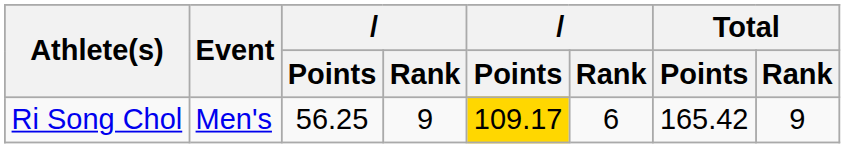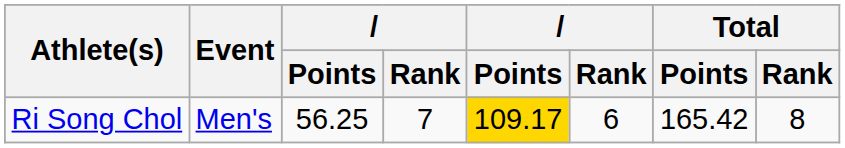(425, 119) 9 -> (425, 119) 7
(797, 119) 9 -> (797, 119) 8
